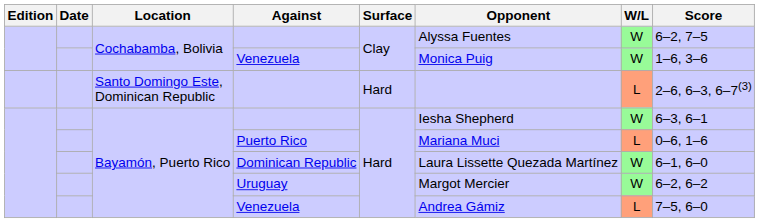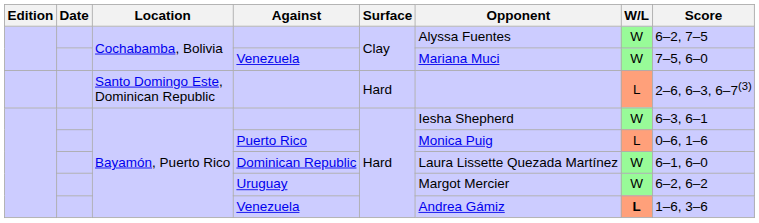(456, 58) Monica Puig -> (459, 58) Mariana Muci
(682, 58) 1–6, 3–6 -> (682, 58) 7–5, 6–0
(459, 140) Mariana Muci -> (456, 140) Monica Puig
(637, 205) normal -> (637, 205) bold
(682, 205) 7–5, 6–0 -> (682, 205) 1–6, 3–6
